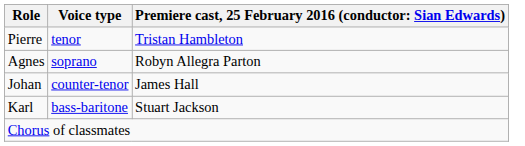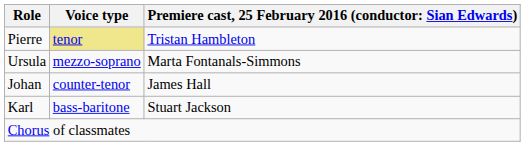(66, 38) no background -> (68, 38) khaki background
- row: (26, 61)
+ row: (27, 61)
